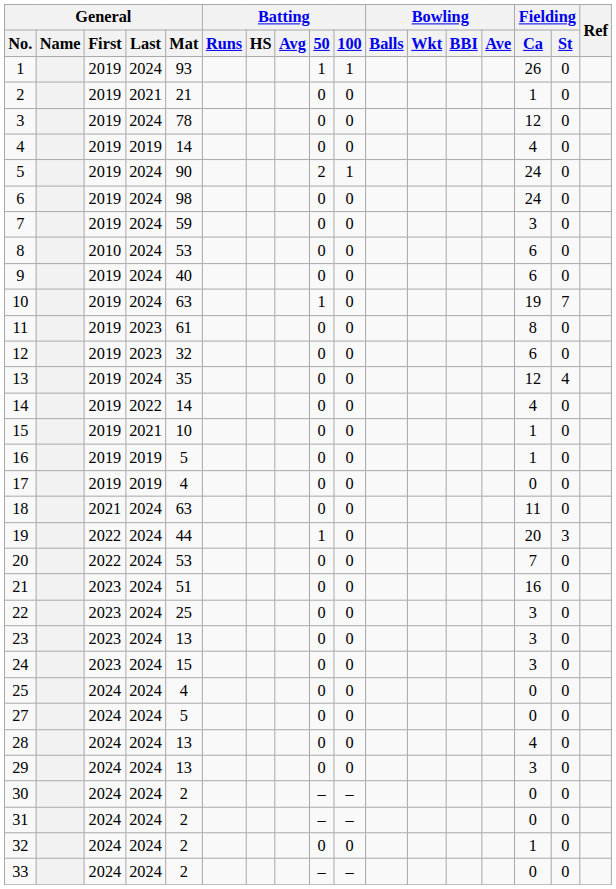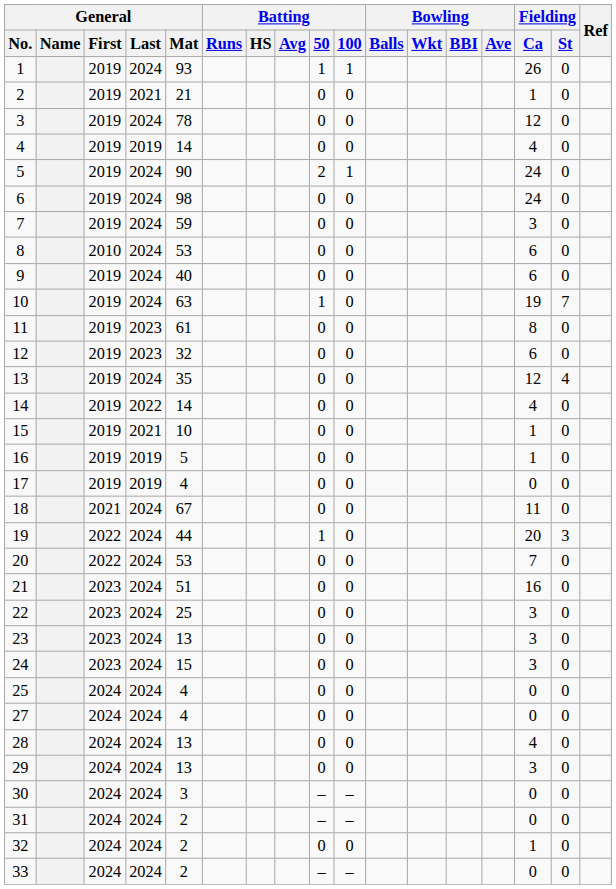(184, 509) 63 -> (184, 509) 67
(184, 716) 5 -> (184, 716) 4
(184, 793) 2 -> (184, 793) 3
